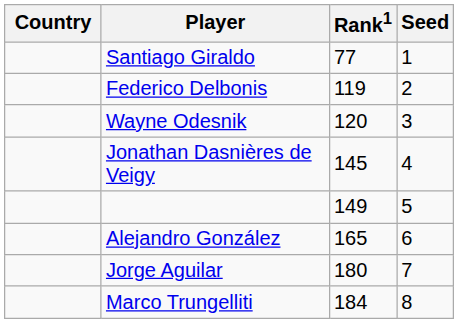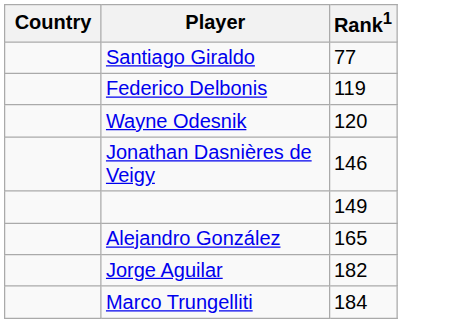- column: (425, 23)
(351, 163) 145 -> (351, 163) 146
(351, 270) 180 -> (351, 270) 182
